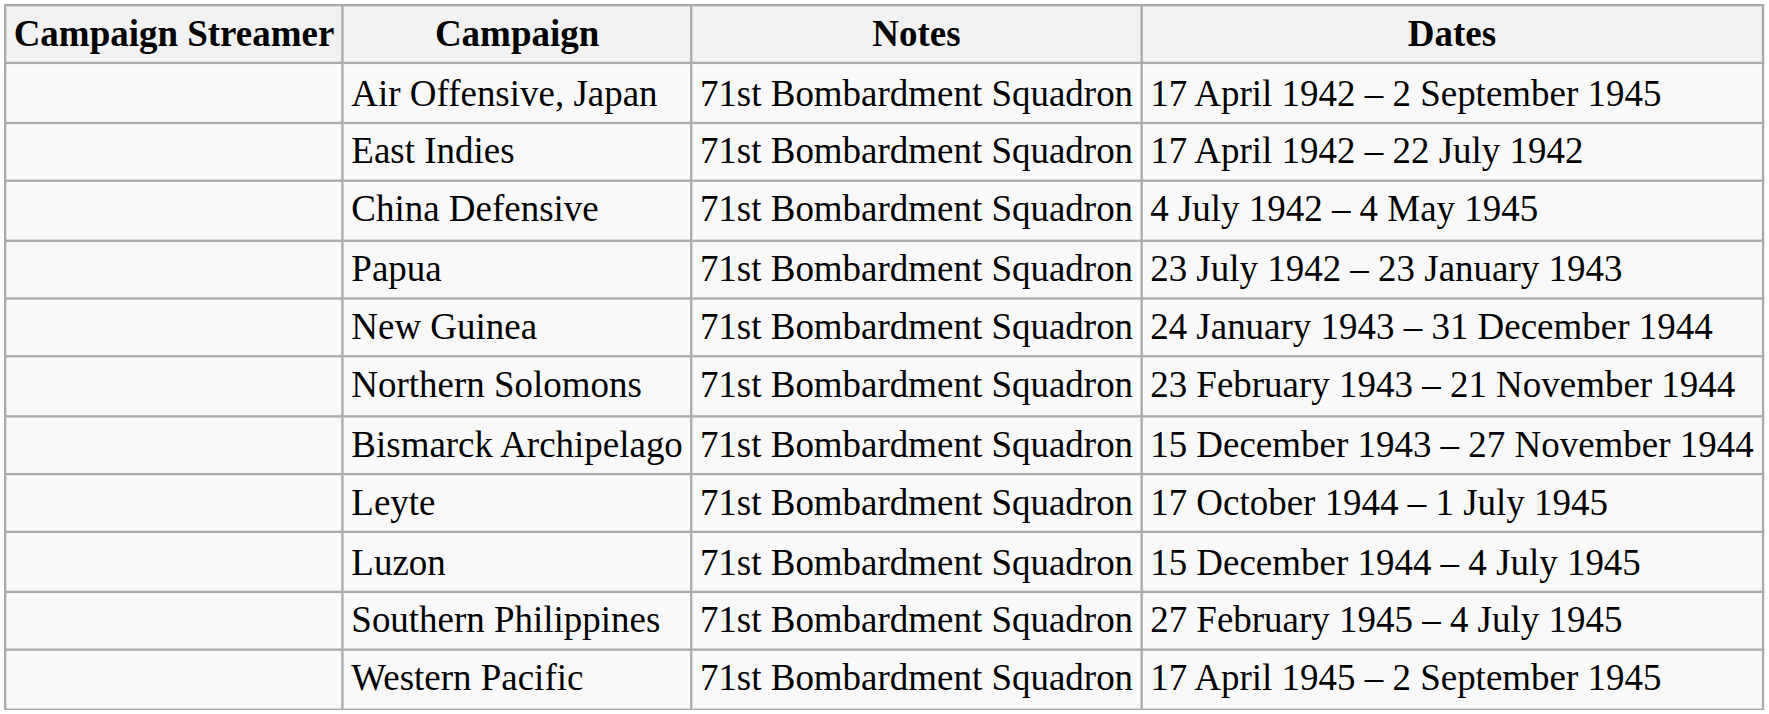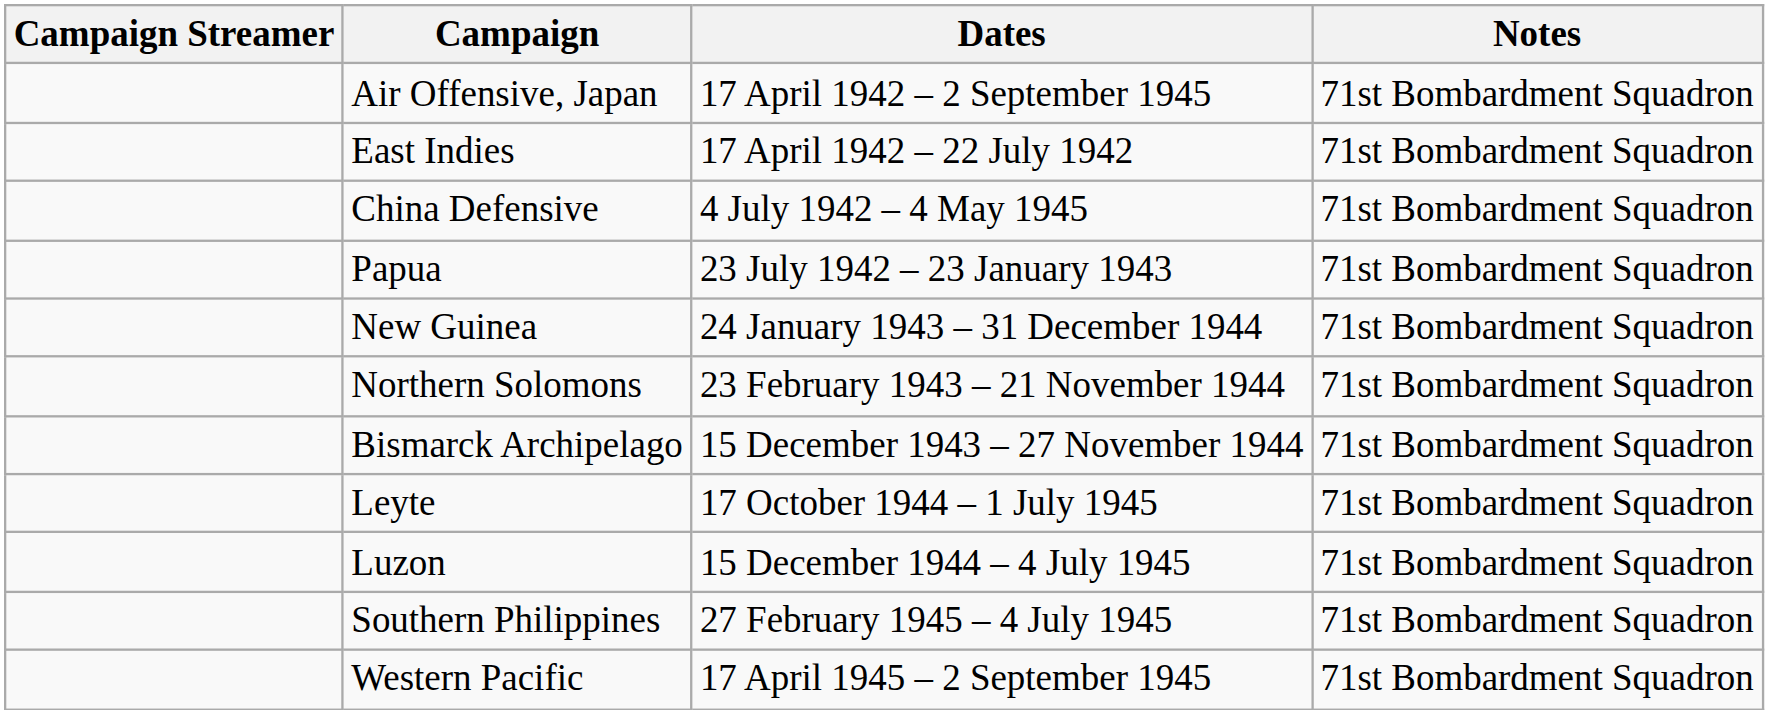columns swapped: (1452, 33) <-> (916, 33)
